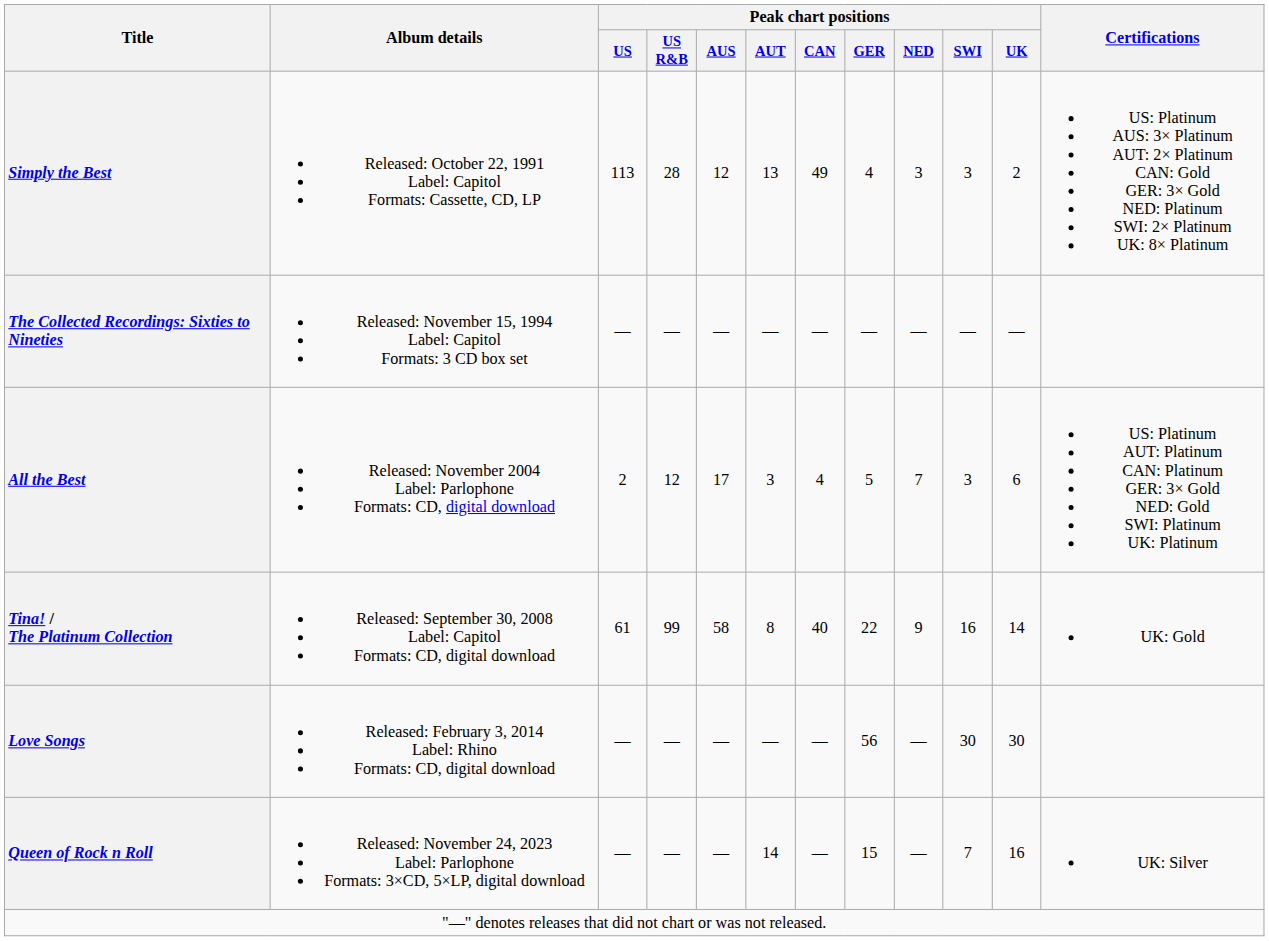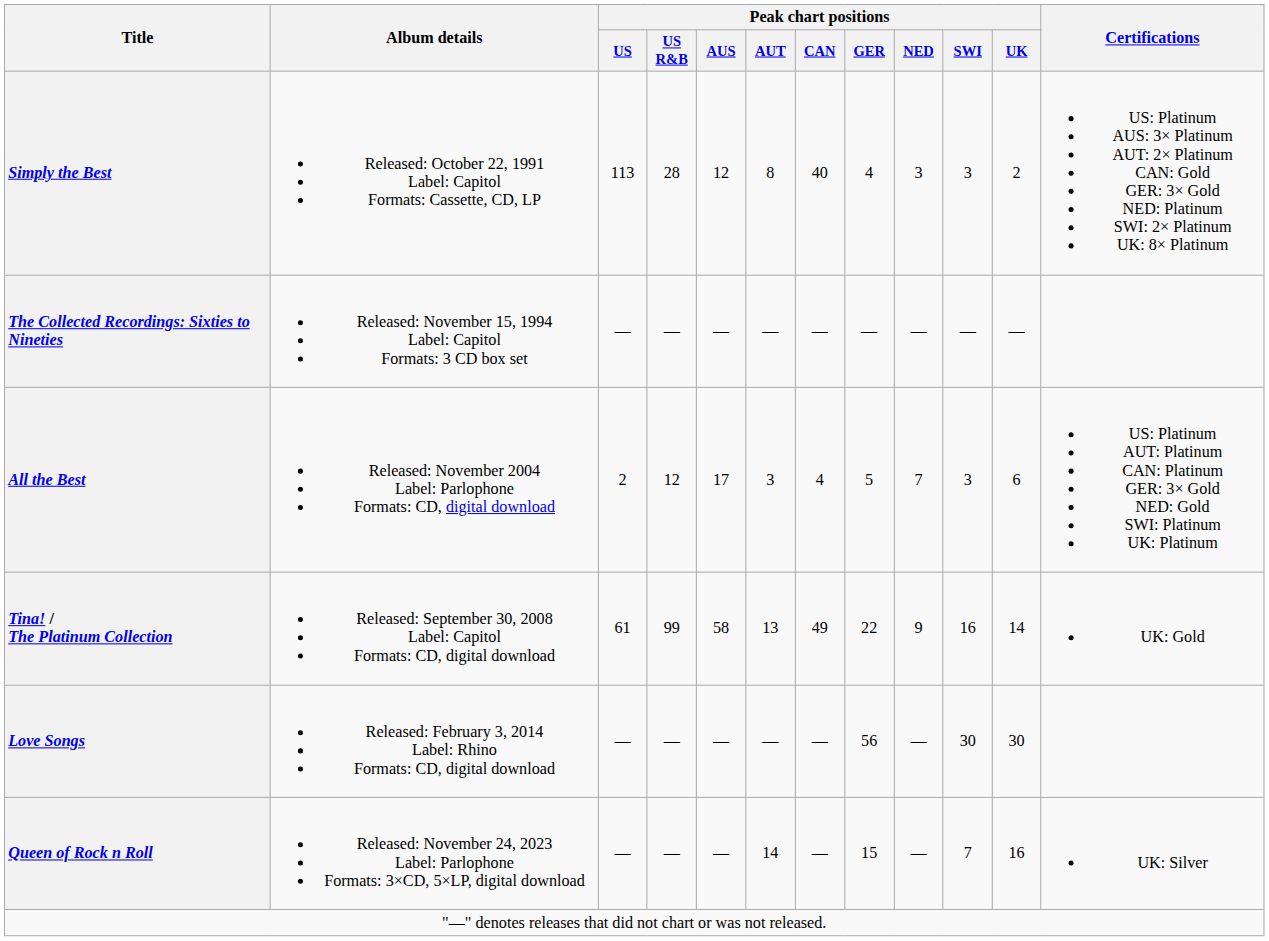(770, 172) 13 -> (770, 172) 8
(820, 172) 49 -> (820, 172) 40
(770, 628) 8 -> (770, 628) 13
(820, 628) 40 -> (820, 628) 49
